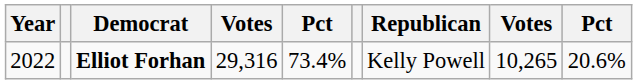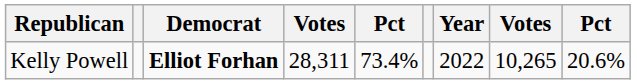columns swapped: (33, 23) <-> (426, 23)
(247, 60) 29,316 -> (319, 60) 28,311
